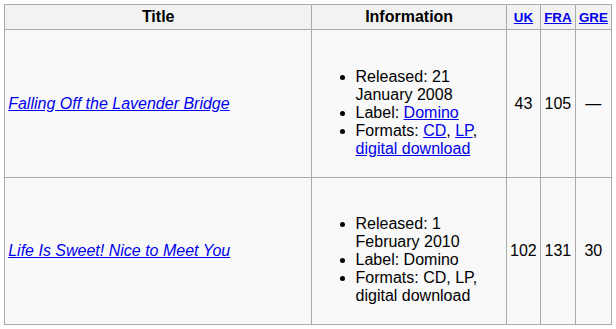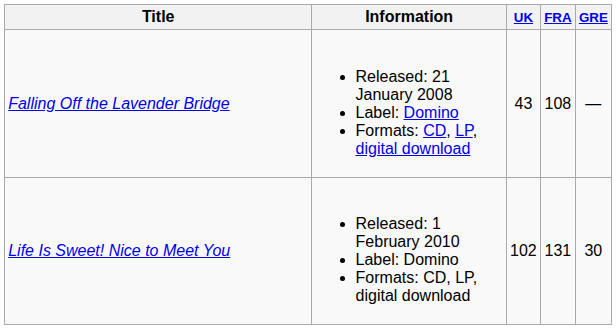(558, 103) 105 -> (558, 103) 108
